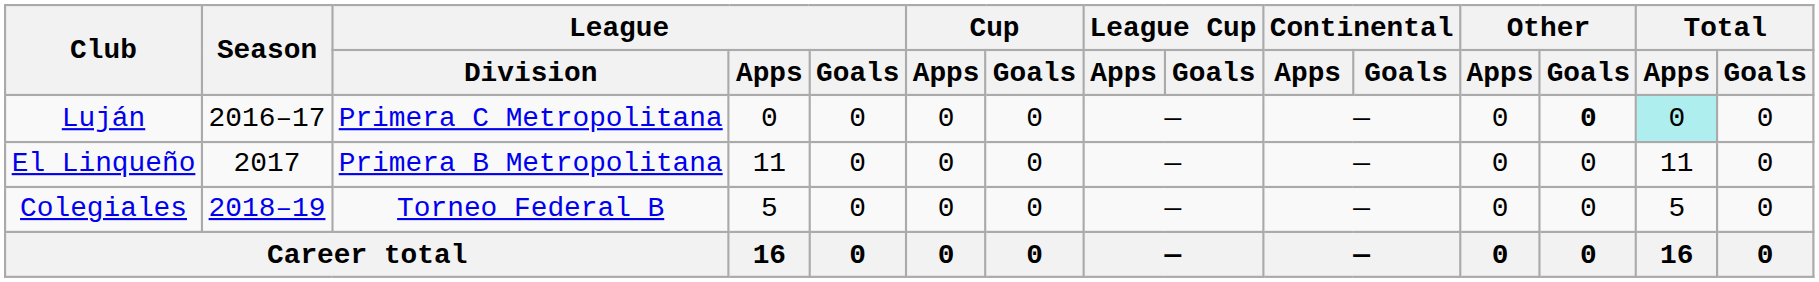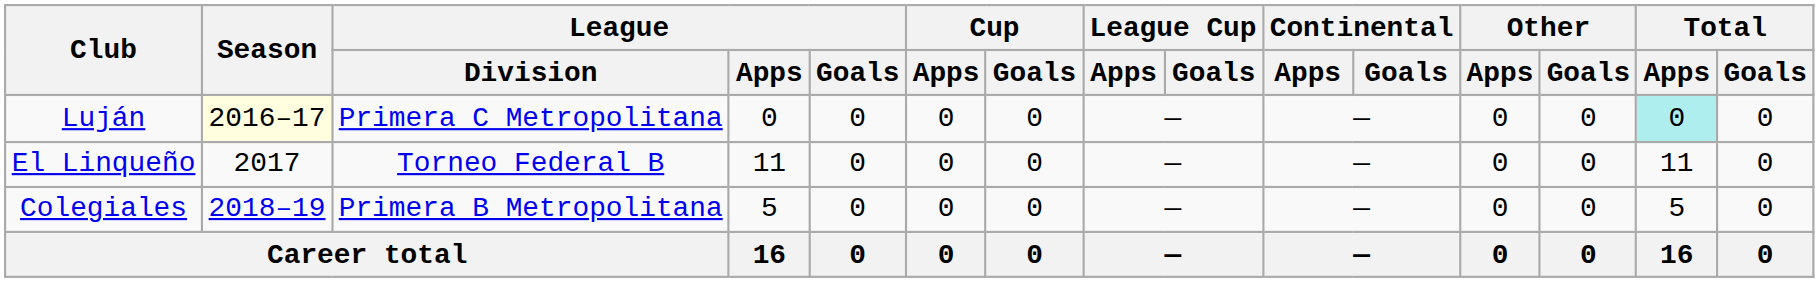(267, 118) no background -> (267, 118) lightyellow background
(1588, 118) bold -> (1588, 118) normal
(531, 164) Primera B Metropolitana -> (531, 164) Torneo Federal B
(531, 209) Torneo Federal B -> (531, 209) Primera B Metropolitana
